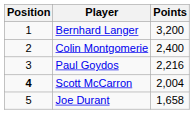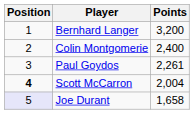(170, 65) 2,216 -> (170, 65) 2,261
(29, 100) no background -> (29, 100) lavender background
